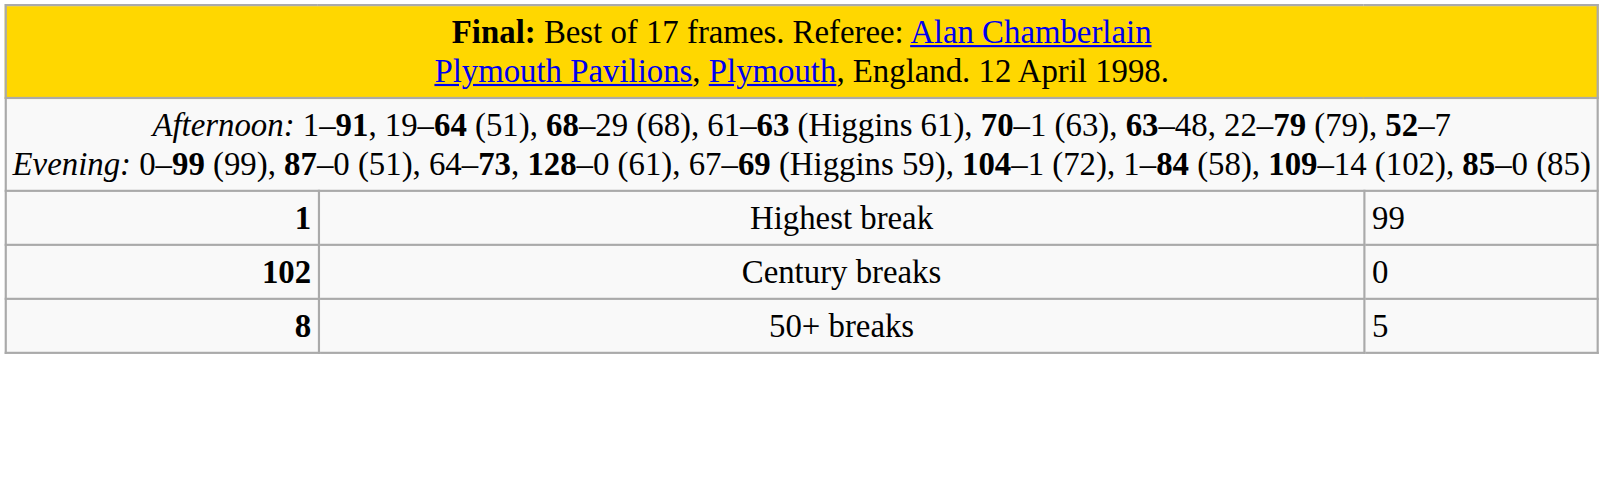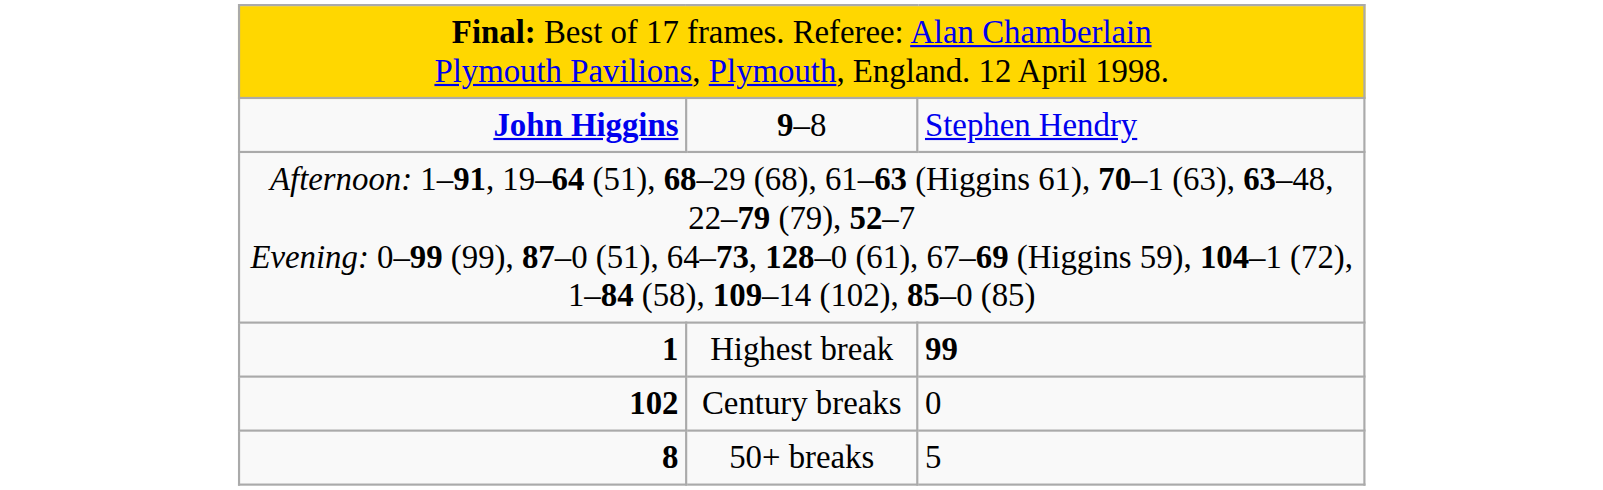+ row: (802, 124)
(1388, 217) normal -> (941, 349) bold
